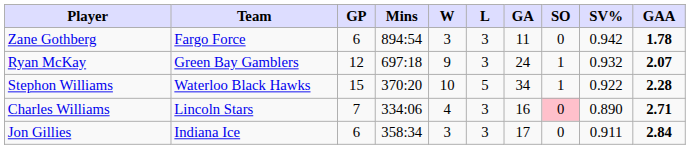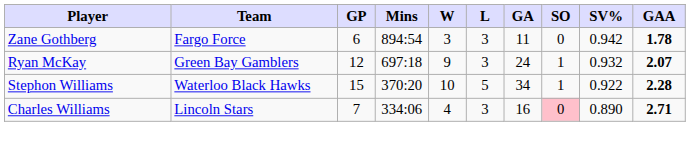- row: (40, 132)
